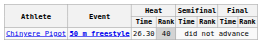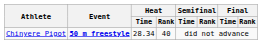(144, 33) 26.30 -> (144, 33) 28.34
(166, 33) lightgrey background -> (166, 33) no background
